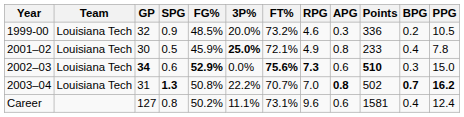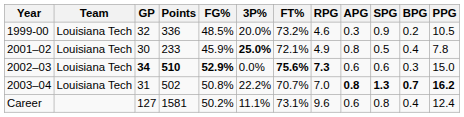columns swapped: (380, 13) <-> (173, 13)
